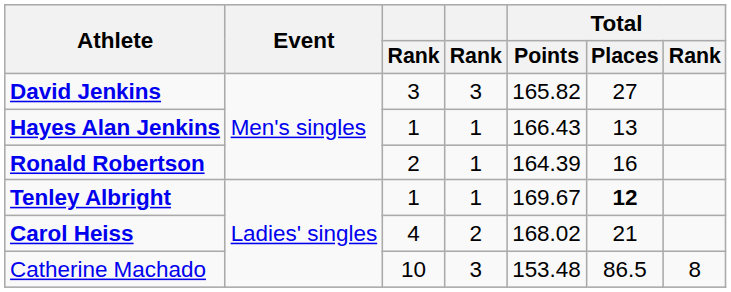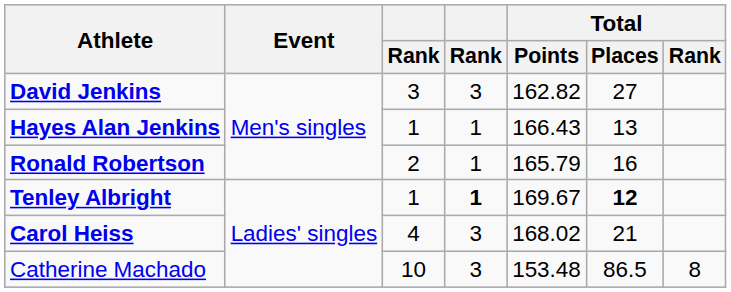(546, 92) 165.82 -> (546, 92) 162.82
(546, 163) 164.39 -> (546, 163) 165.79
(476, 198) normal -> (476, 198) bold
(476, 234) 2 -> (476, 234) 3
